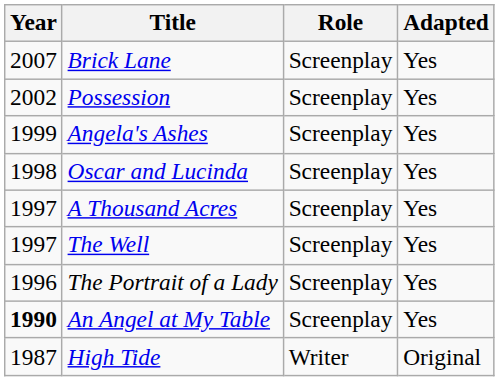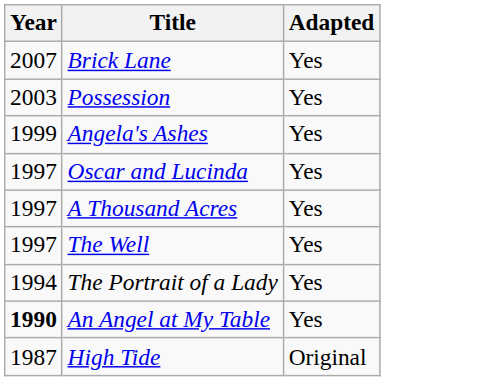- column: (341, 23)
(33, 97) 2002 -> (33, 97) 2003
(33, 171) 1998 -> (33, 171) 1997
(33, 282) 1996 -> (33, 282) 1994
